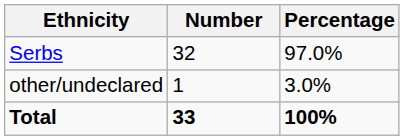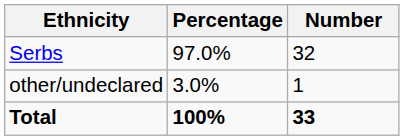columns swapped: (224, 20) <-> (340, 20)
